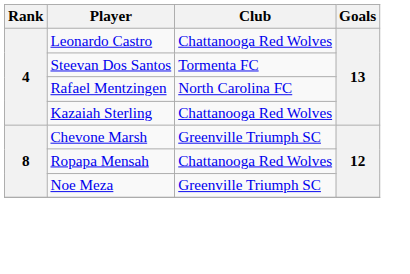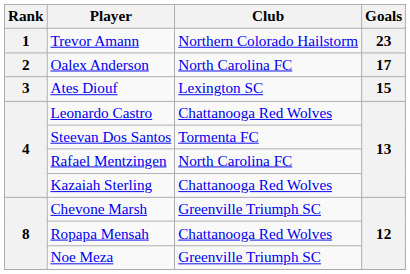+ row: (95, 40)
+ row: (100, 64)
+ row: (84, 88)
